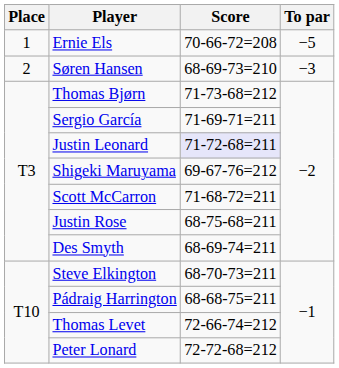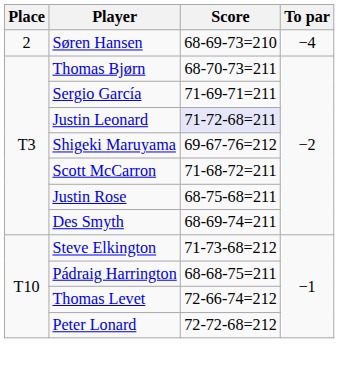- row: (82, 42)
(307, 68) −3 -> (307, 42) −4
(231, 94) 71-73-68=212 -> (231, 68) 68-70-73=211
(231, 273) 68-70-73=211 -> (231, 247) 71-73-68=212
